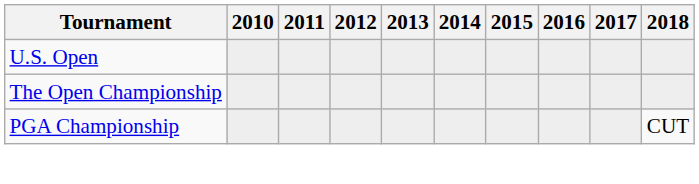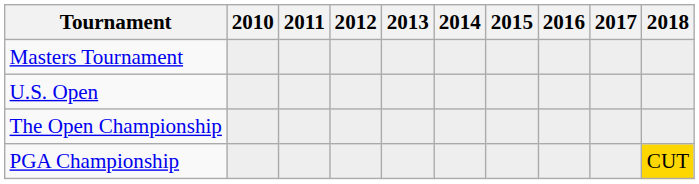+ row: (96, 56)
(668, 126) no background -> (668, 161) gold background
